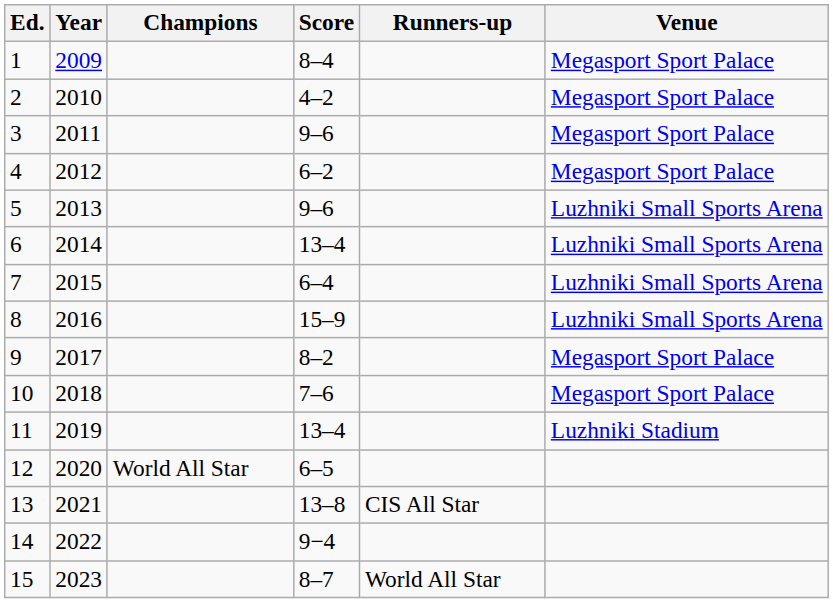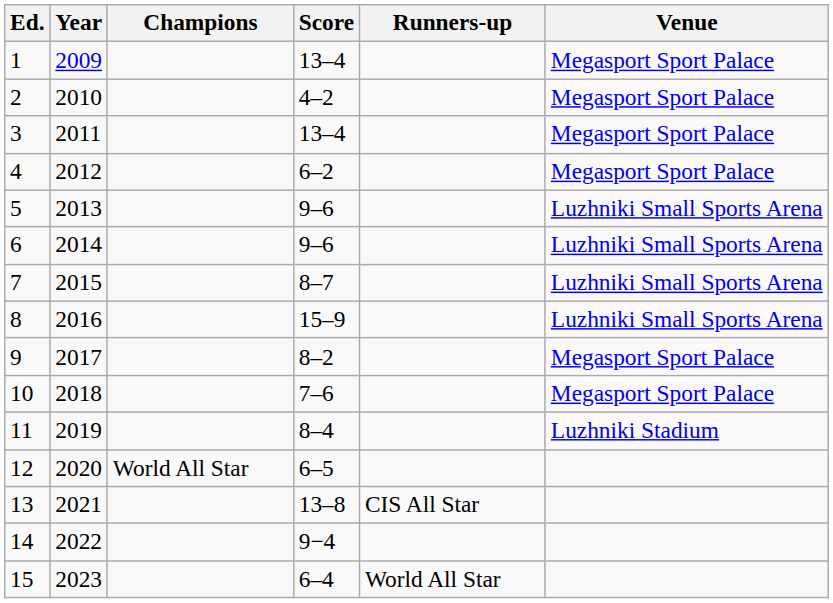(316, 60) 8–4 -> (322, 60) 13–4
(316, 134) 9–6 -> (322, 134) 13–4
(322, 245) 13–4 -> (316, 245) 9–6
(316, 282) 6–4 -> (316, 282) 8–7
(322, 430) 13–4 -> (316, 430) 8–4
(316, 578) 8–7 -> (316, 578) 6–4
